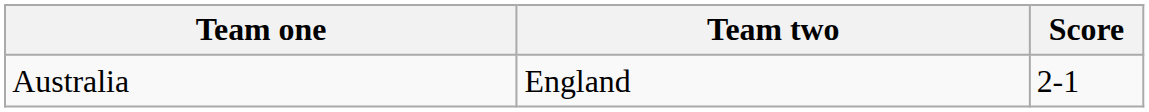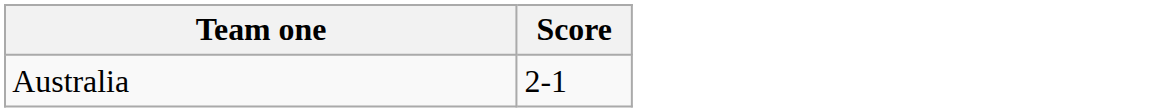- column: (773, 29)
